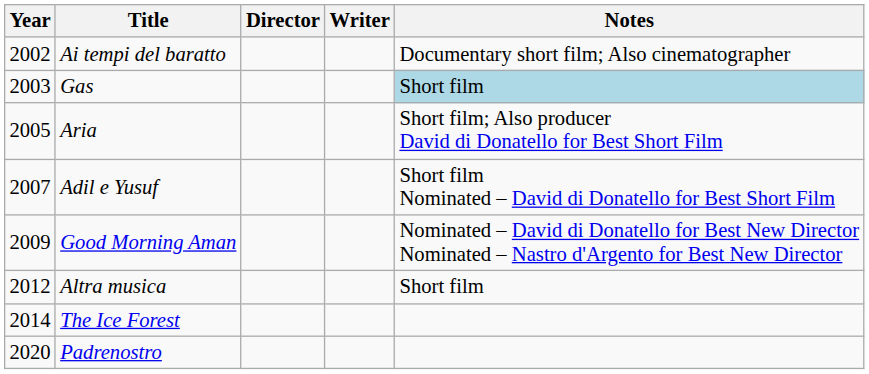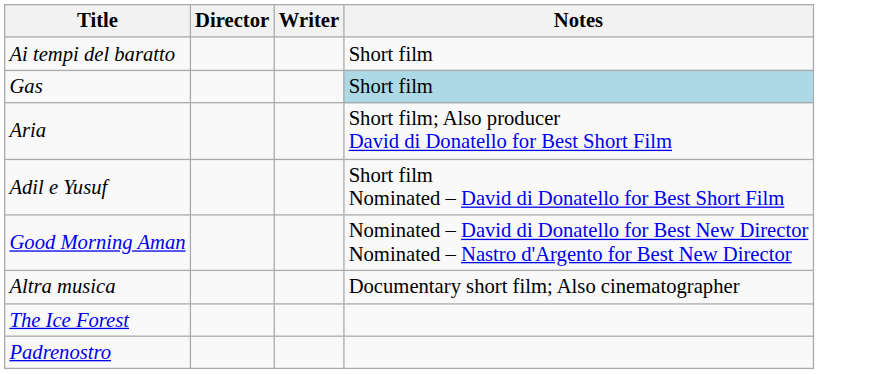- column: (30, 20)
(595, 53) Documentary short film; Also cinematographer -> (391, 53) Short film
(442, 286) Short film -> (544, 286) Documentary short film; Also cinematographer
